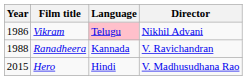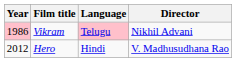(18, 31) no background -> (18, 31) pink background
- row: (60, 49)
(18, 66) 2015 -> (18, 49) 2012
